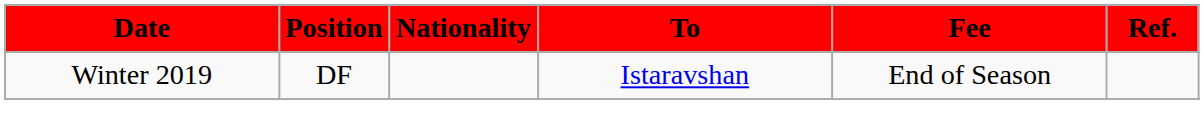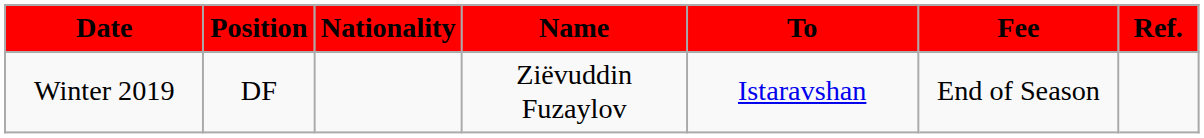+ column: (574, 28)
